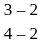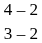rows swapped: (21, 10) <-> (21, 33)
